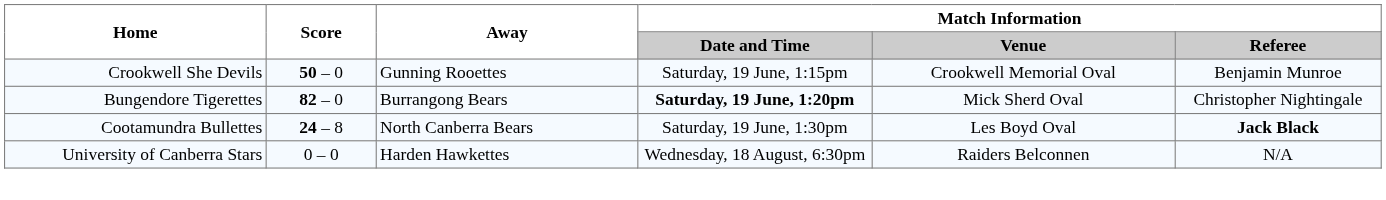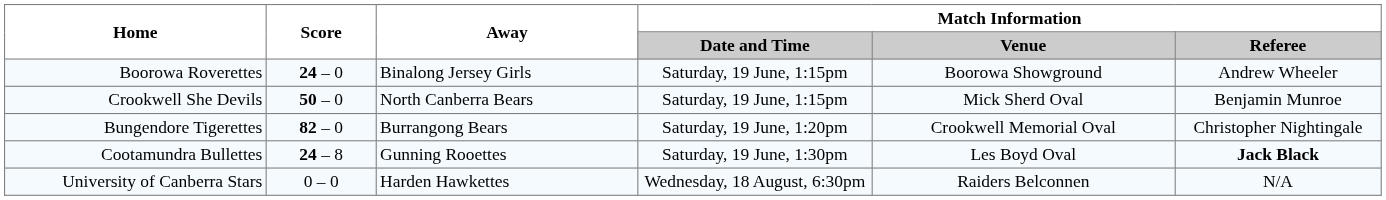+ row: (191, 72)
(443, 72) Gunning Rooettes -> (457, 99) North Canberra Bears
(1023, 72) Crookwell Memorial Oval -> (1023, 99) Mick Sherd Oval
(755, 99) bold -> (755, 127) normal
(1023, 99) Mick Sherd Oval -> (1023, 127) Crookwell Memorial Oval
(457, 127) North Canberra Bears -> (443, 154) Gunning Rooettes
